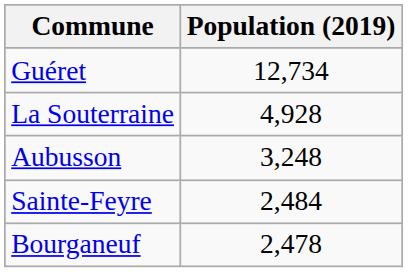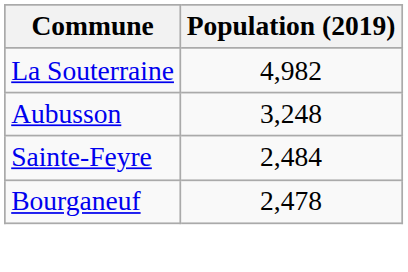- row: (49, 69)
(291, 113) 4,928 -> (291, 69) 4,982
